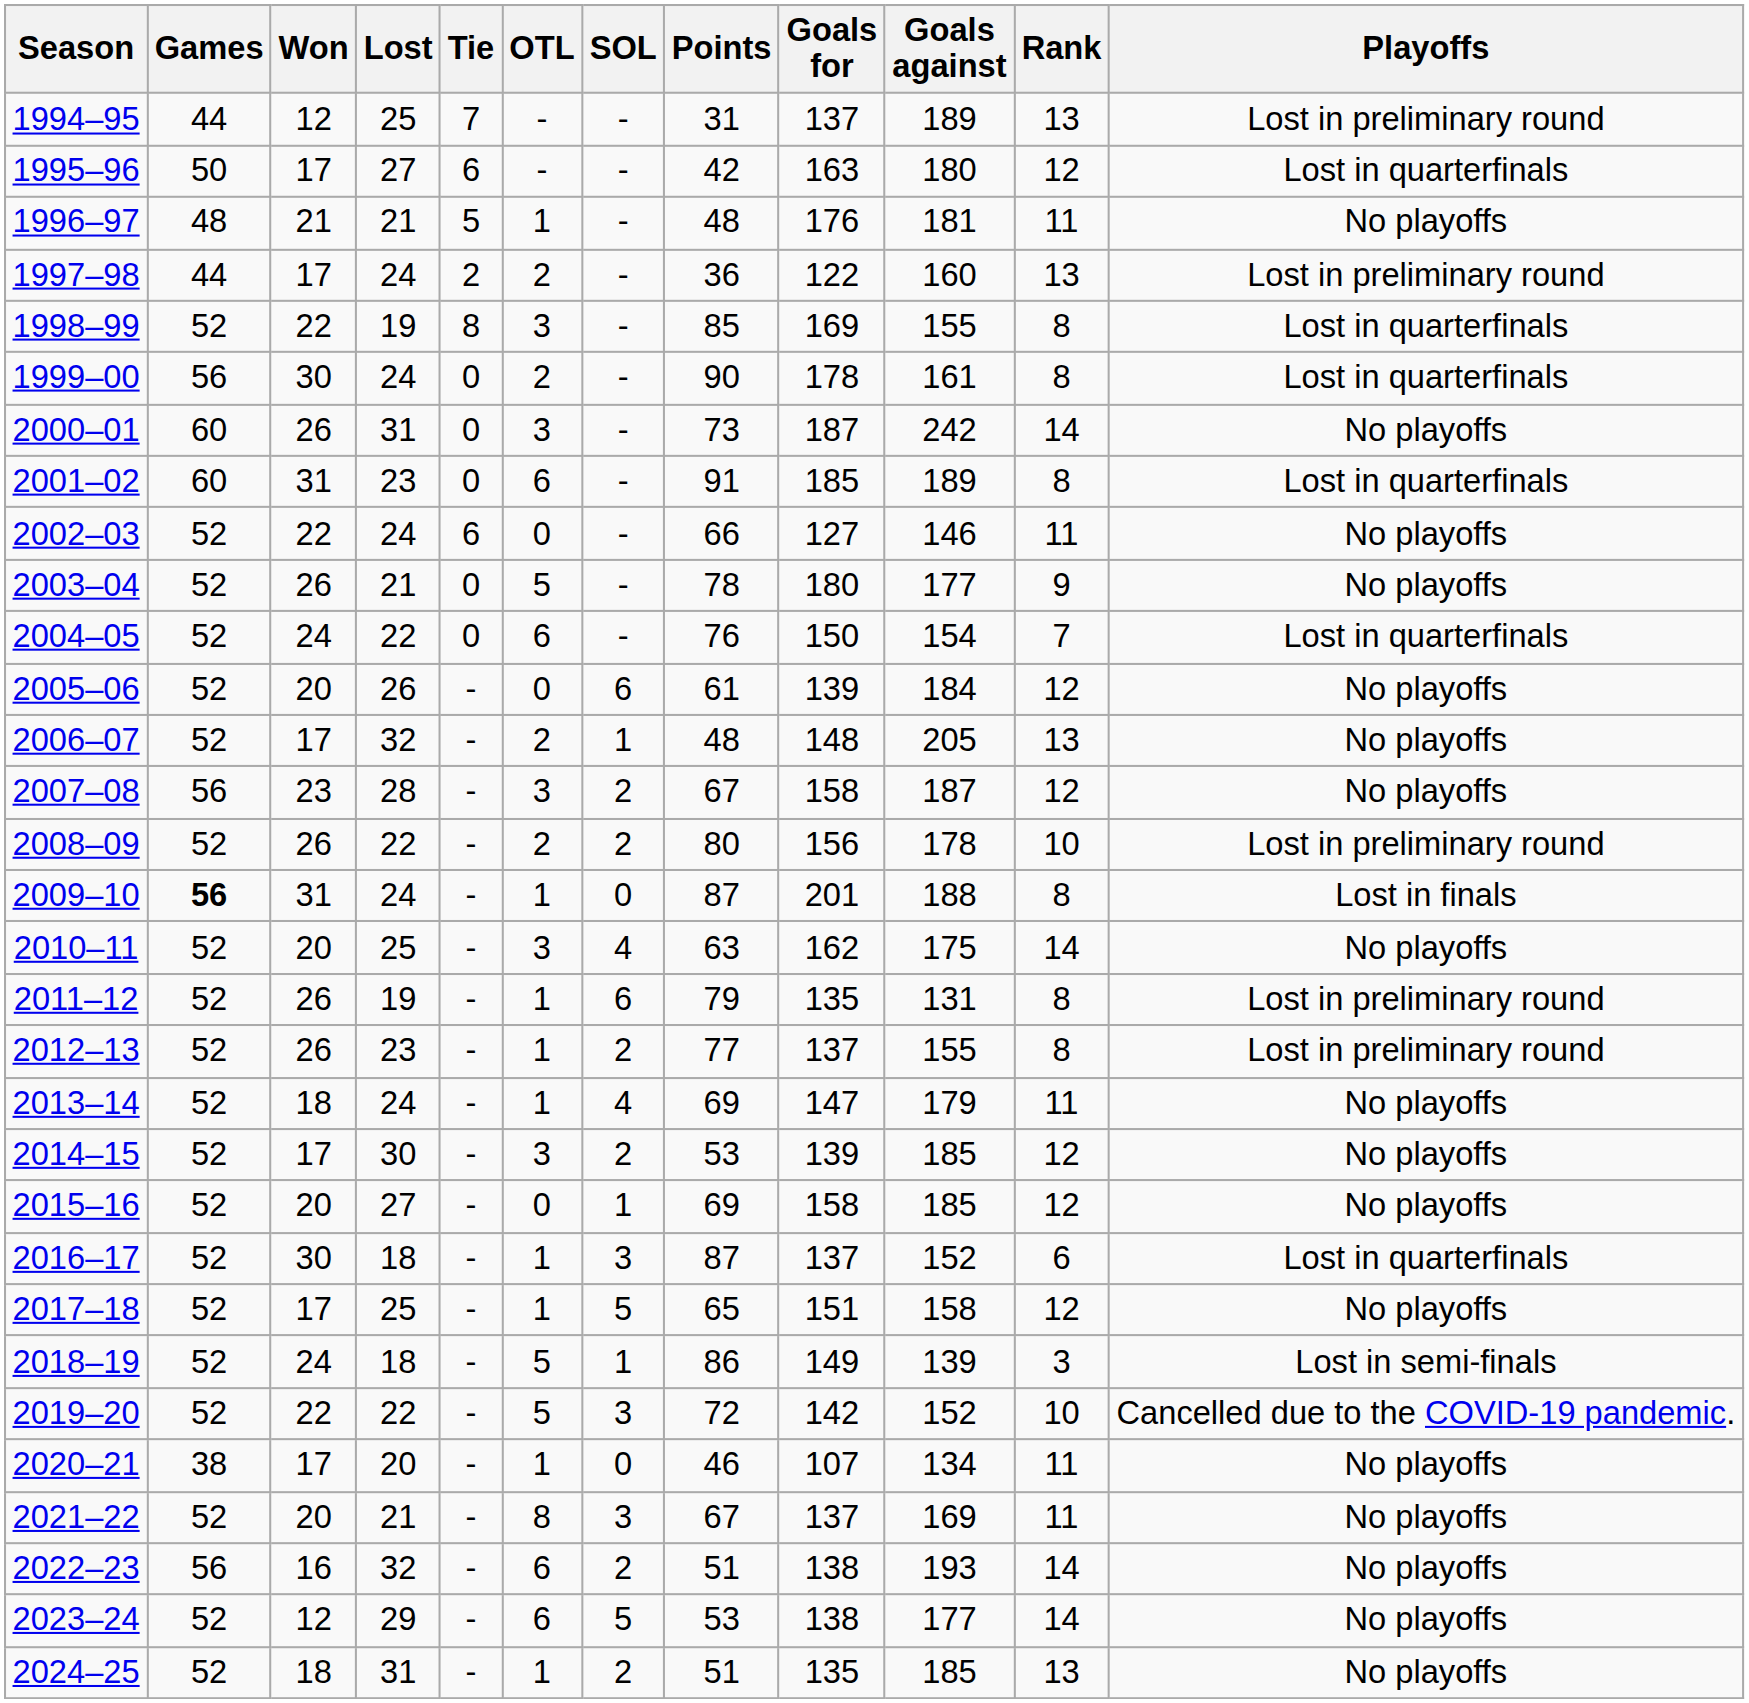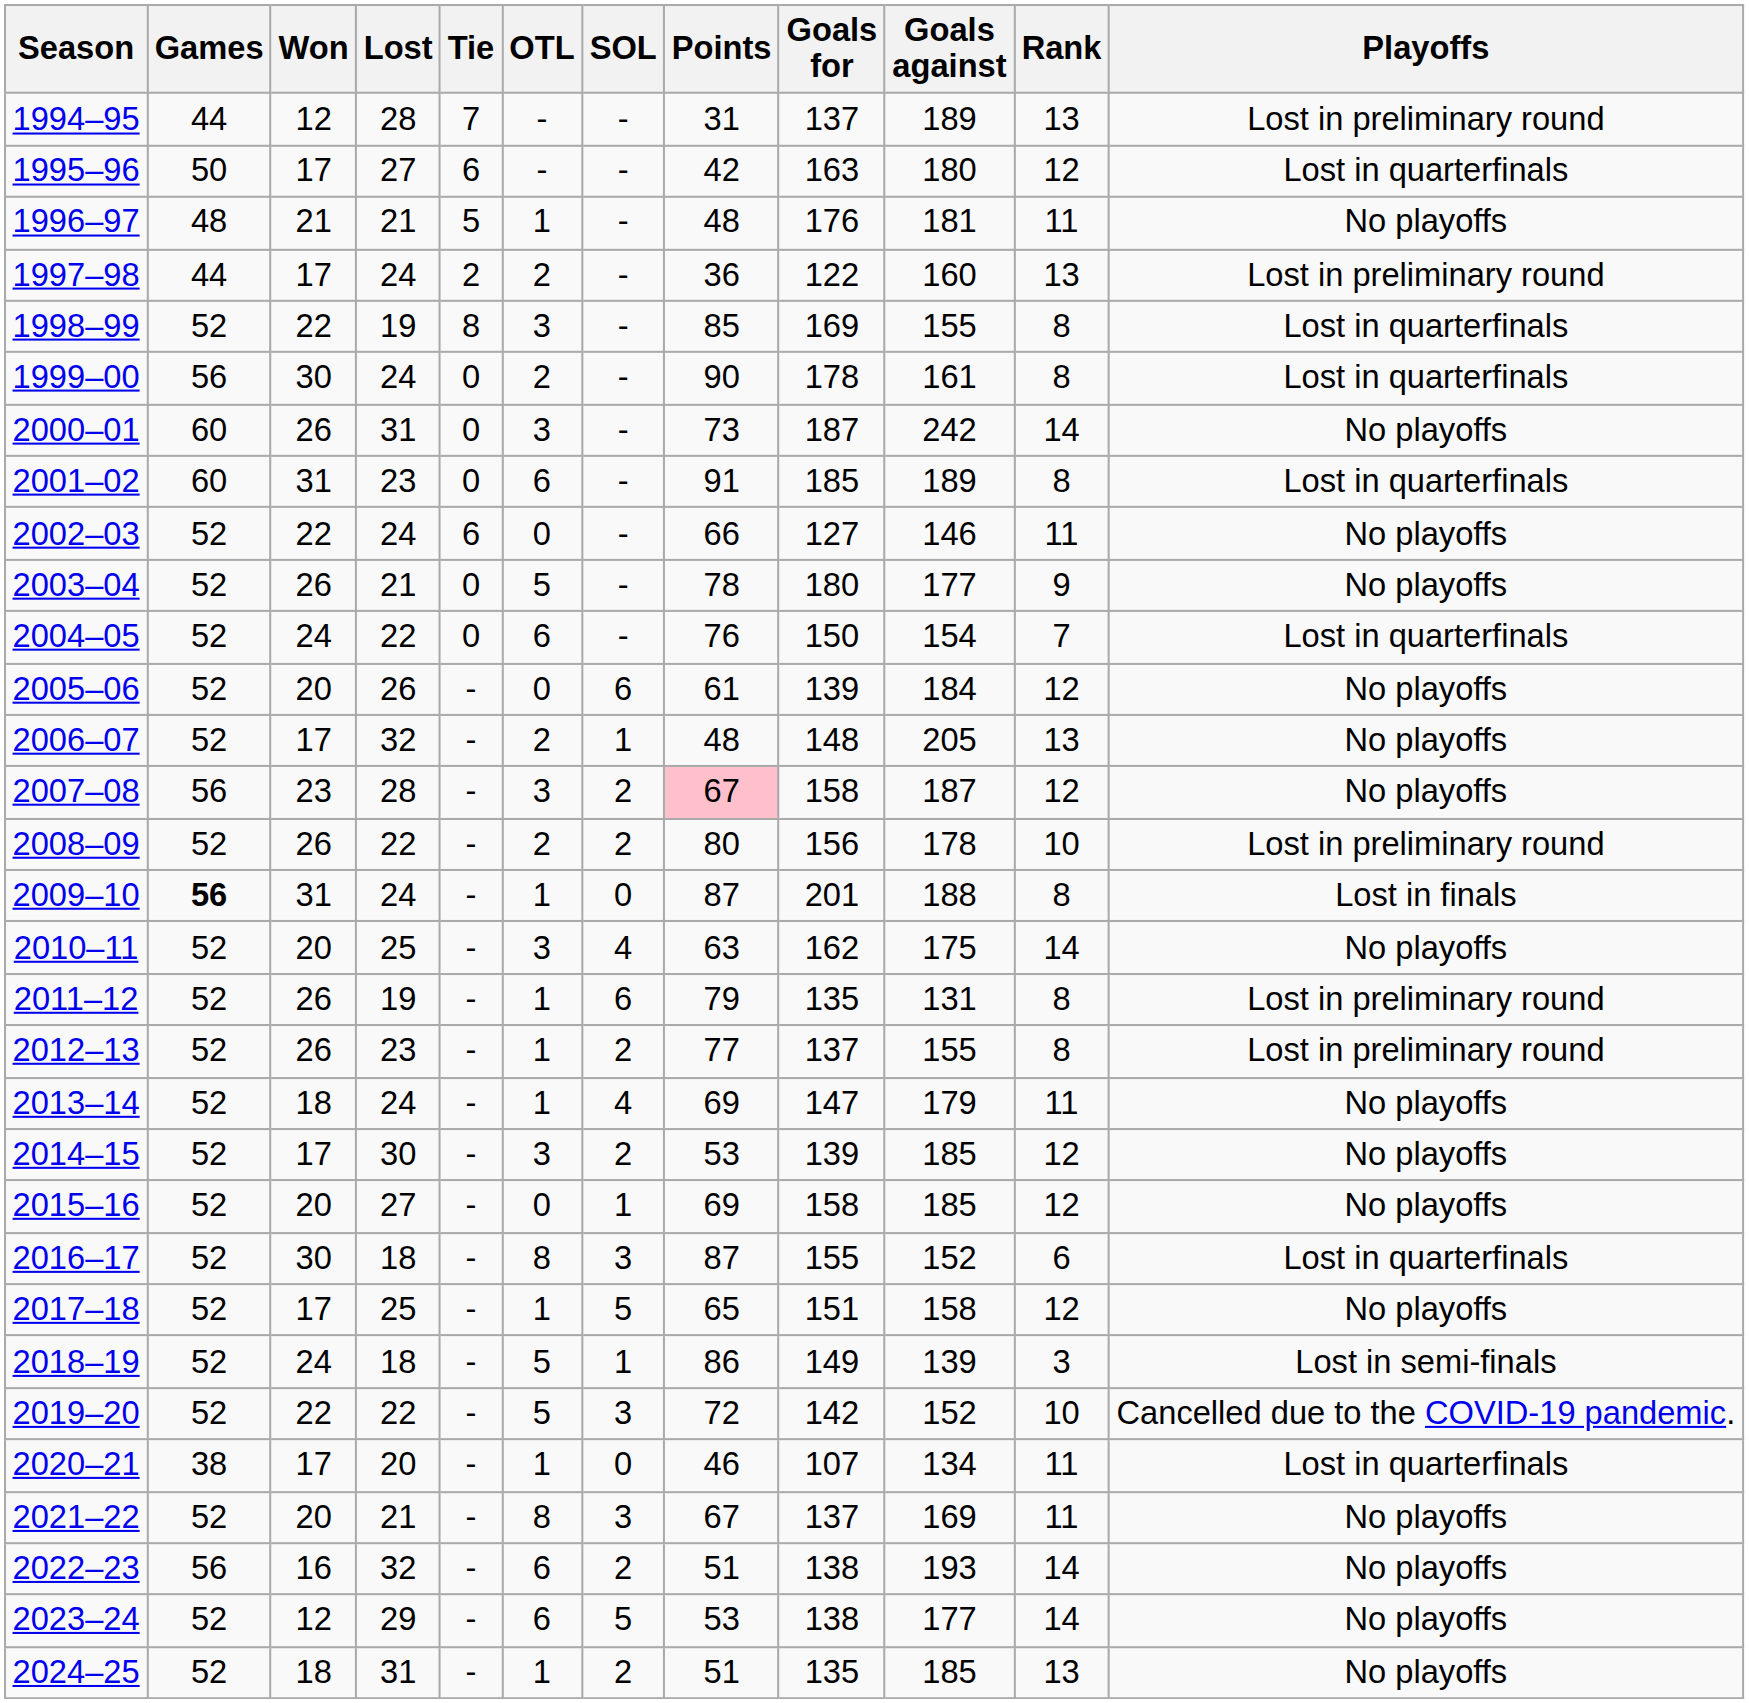(398, 118) 25 -> (398, 118) 28
(722, 791) no background -> (722, 791) pink background
(542, 1257) 1 -> (542, 1257) 8
(832, 1257) 137 -> (832, 1257) 155
(1426, 1464) No playoffs -> (1426, 1464) Lost in quarterfinals
